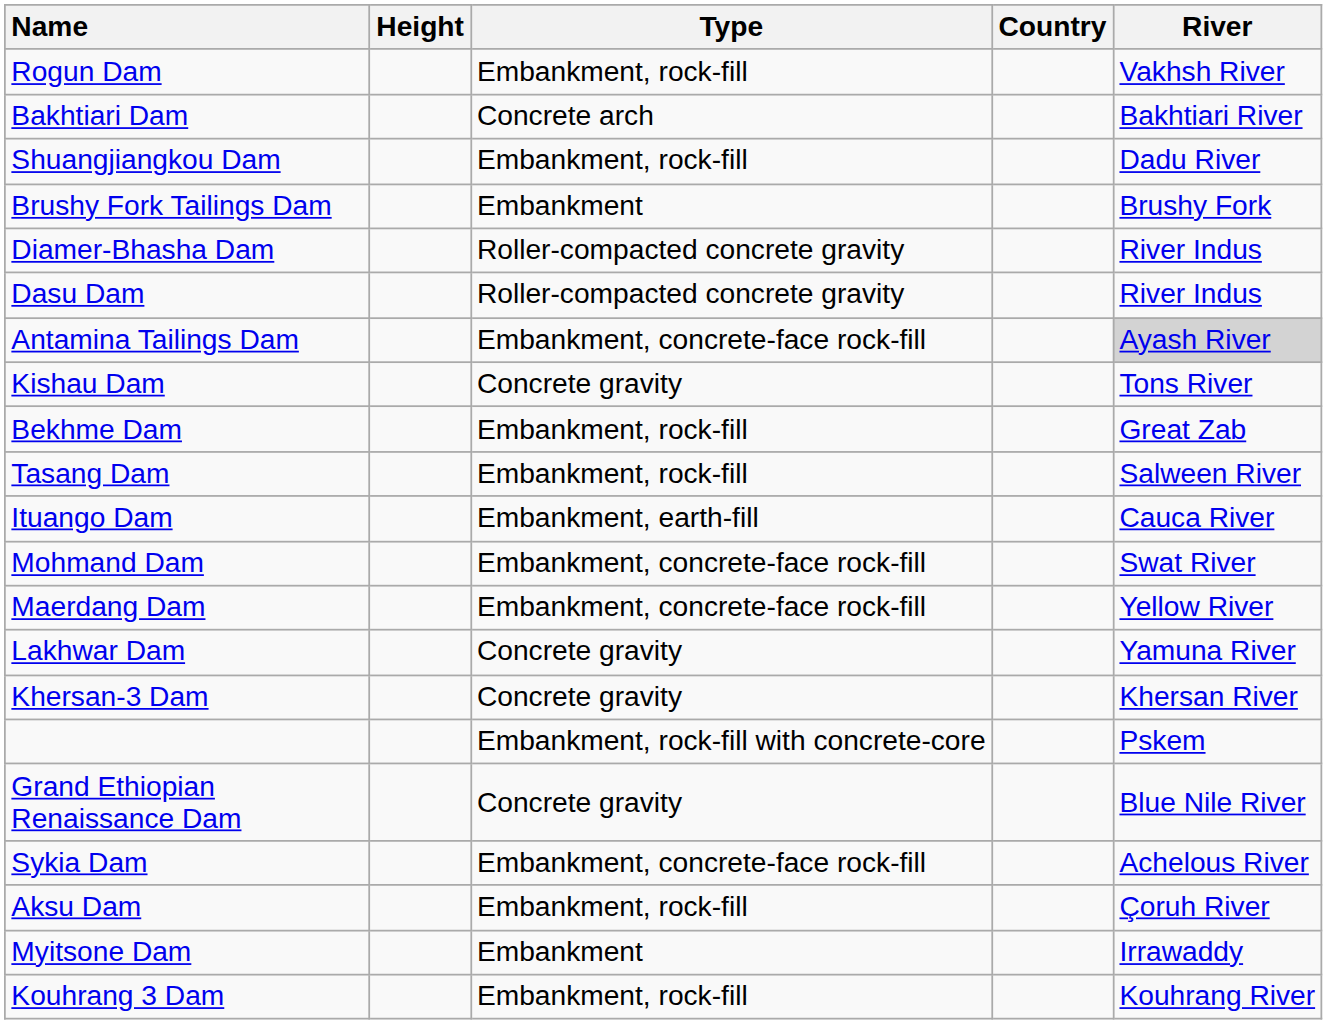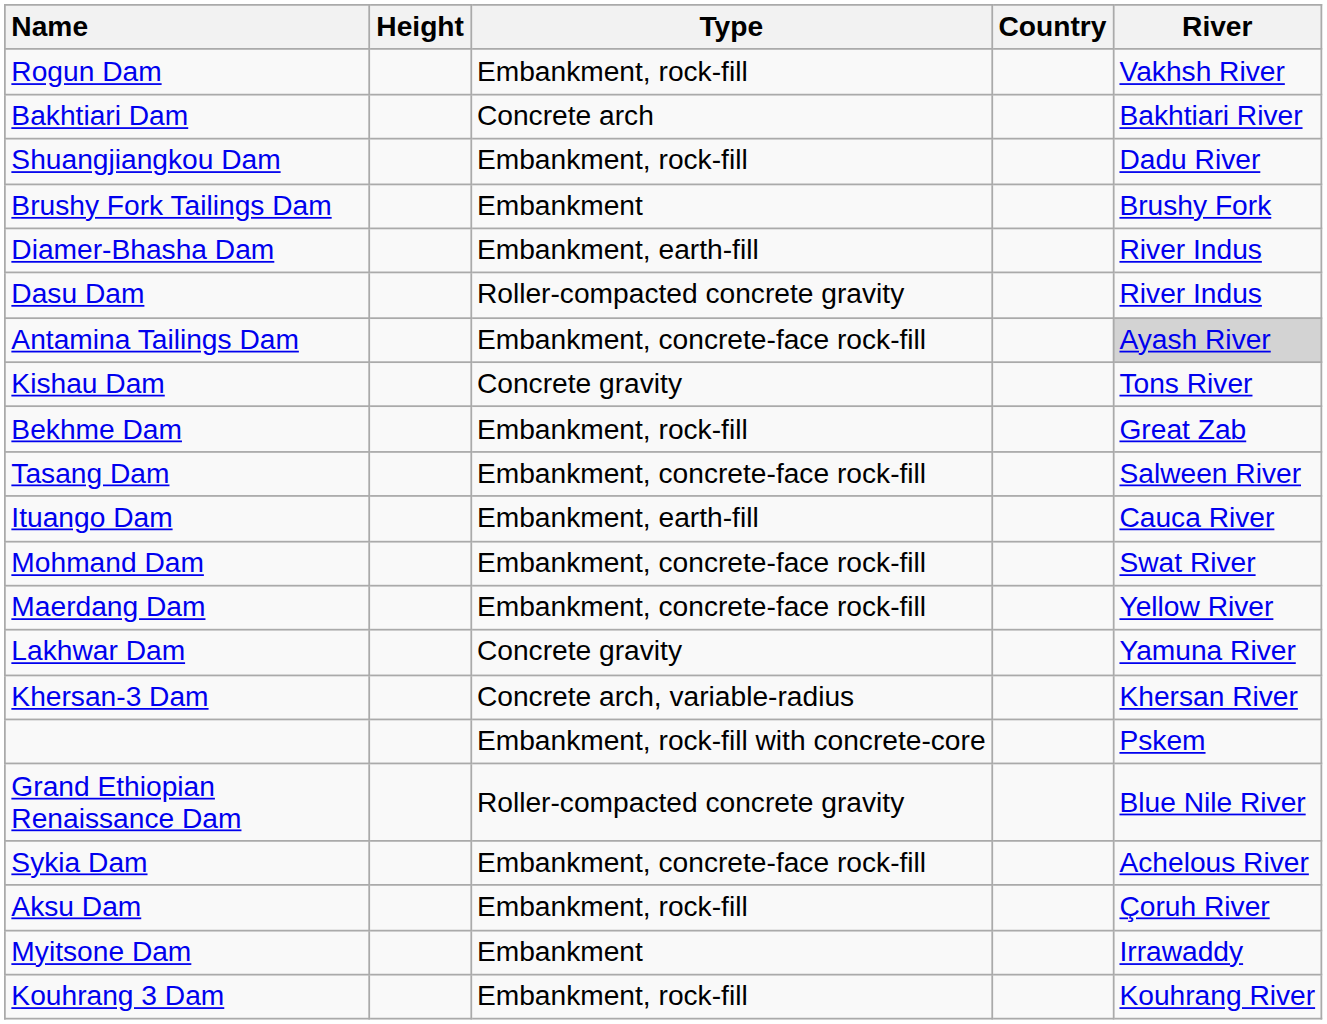(691, 250) Roller-compacted concrete gravity -> (618, 250) Embankment, earth-fill
(612, 473) Embankment, rock-fill -> (702, 473) Embankment, concrete-face rock-fill
(579, 696) Concrete gravity -> (666, 696) Concrete arch, variable-radius
(579, 801) Concrete gravity -> (691, 801) Roller-compacted concrete gravity
